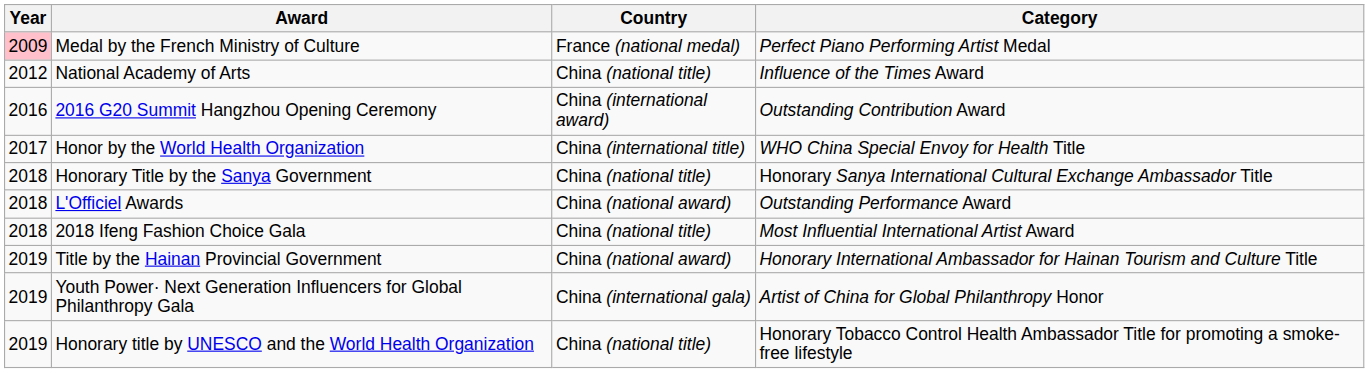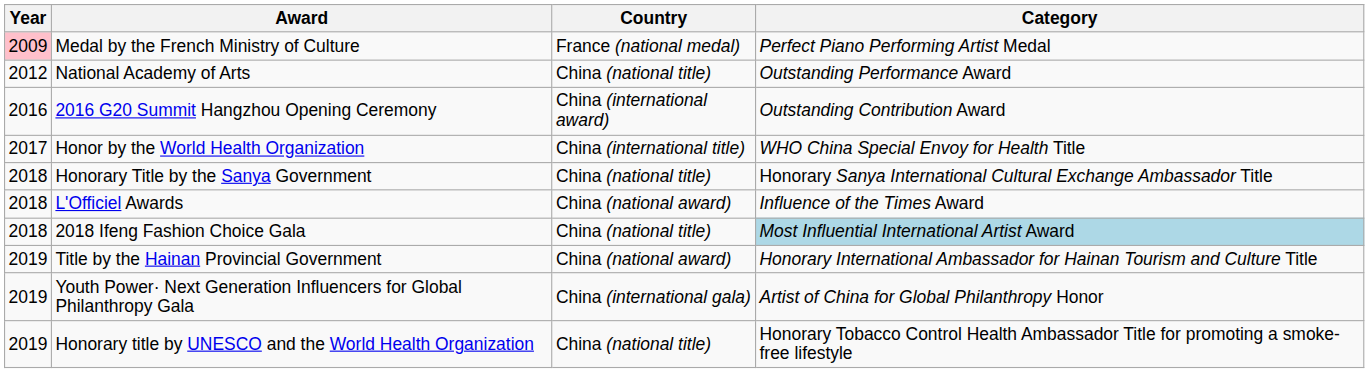(872, 73) Influence of the Times Award -> (885, 73) Outstanding Performance Award
(885, 203) Outstanding Performance Award -> (872, 203) Influence of the Times Award
(917, 231) no background -> (917, 231) lightblue background
